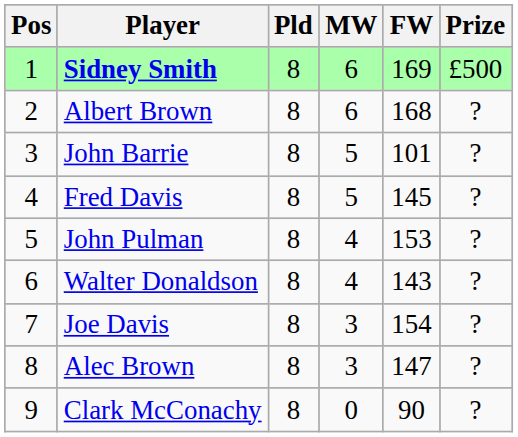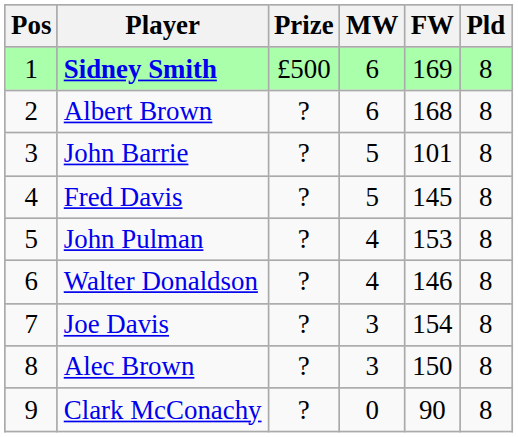columns swapped: (293, 25) <-> (475, 25)
(412, 281) 143 -> (432, 281) 146
(412, 366) 147 -> (432, 366) 150
